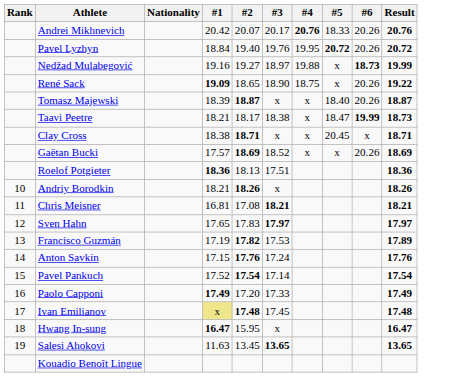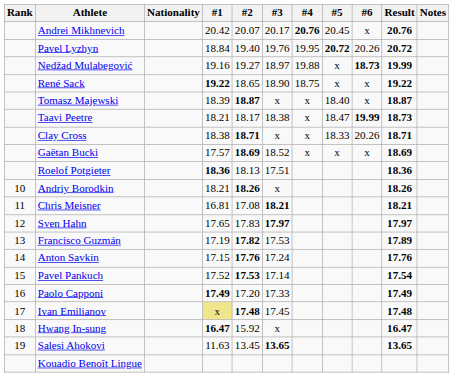+ column: (433, 13)
(337, 30) 18.33 -> (337, 30) 20.45
(367, 30) 20.26 -> (367, 30) x
(217, 83) 19.09 -> (217, 83) 19.22
(367, 83) 20.26 -> (367, 83) x
(367, 100) 20.26 -> (367, 100) x
(337, 135) 20.45 -> (337, 135) 18.33
(367, 135) x -> (367, 135) 20.26
(367, 153) 20.26 -> (367, 153) x
(247, 275) 17.54 -> (247, 275) 17.53
(247, 328) 15.95 -> (247, 328) 15.92
